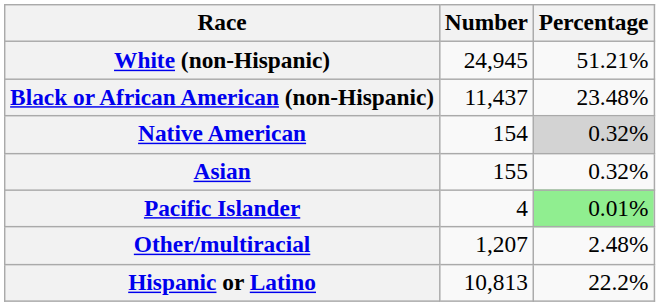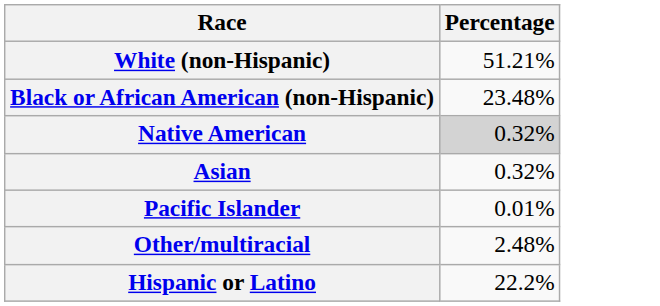- column: (486, 23)
(618, 208) lightgreen background -> (524, 208) no background
